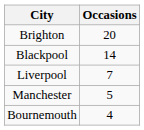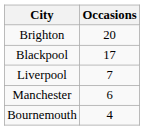(110, 55) 14 -> (110, 55) 17
(110, 95) 5 -> (110, 95) 6
